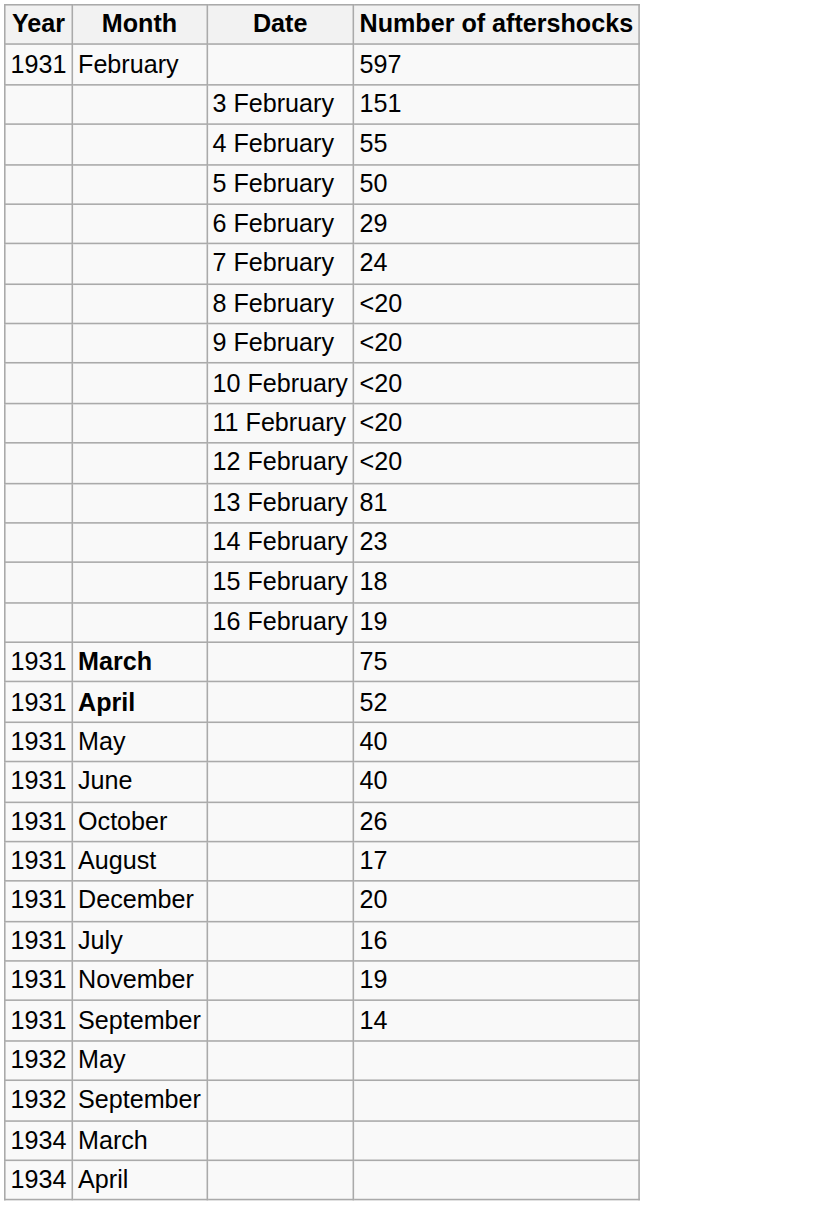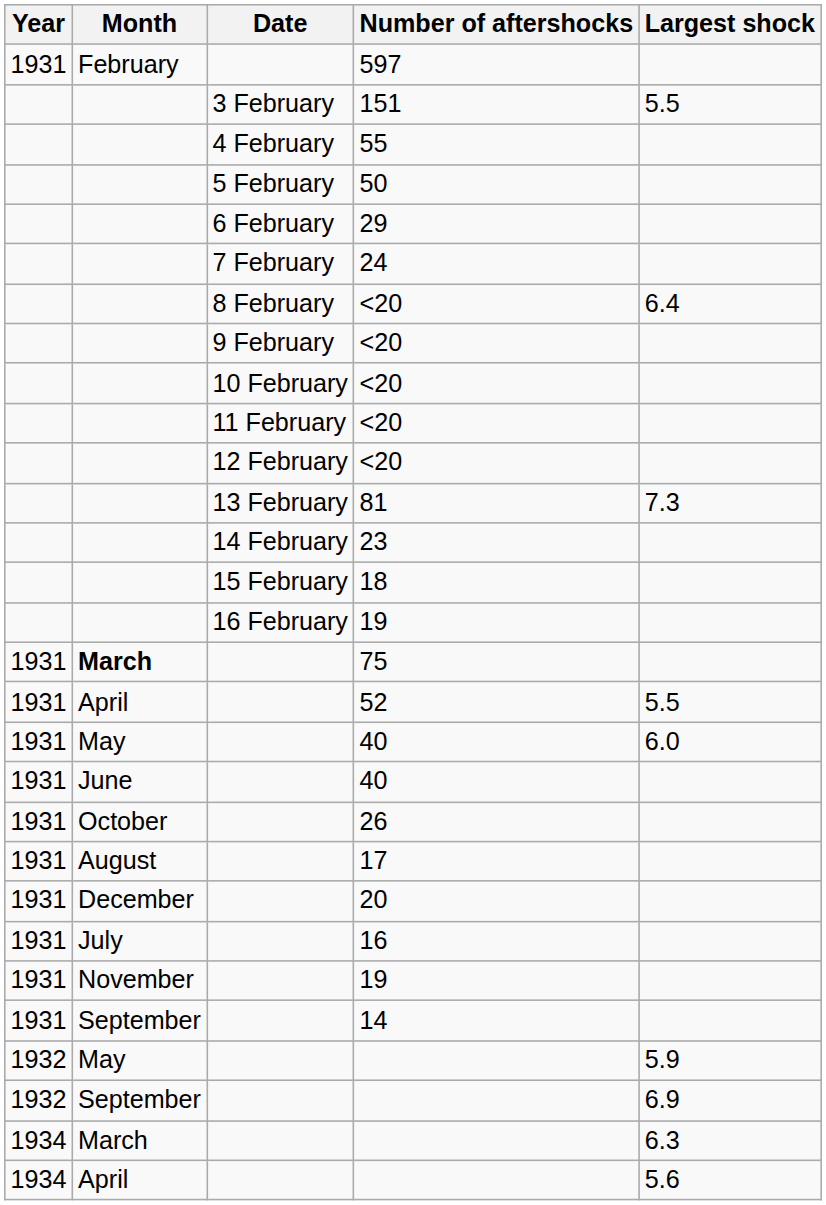+ column: (730, 24)
(107, 701) bold -> (103, 701) normal
